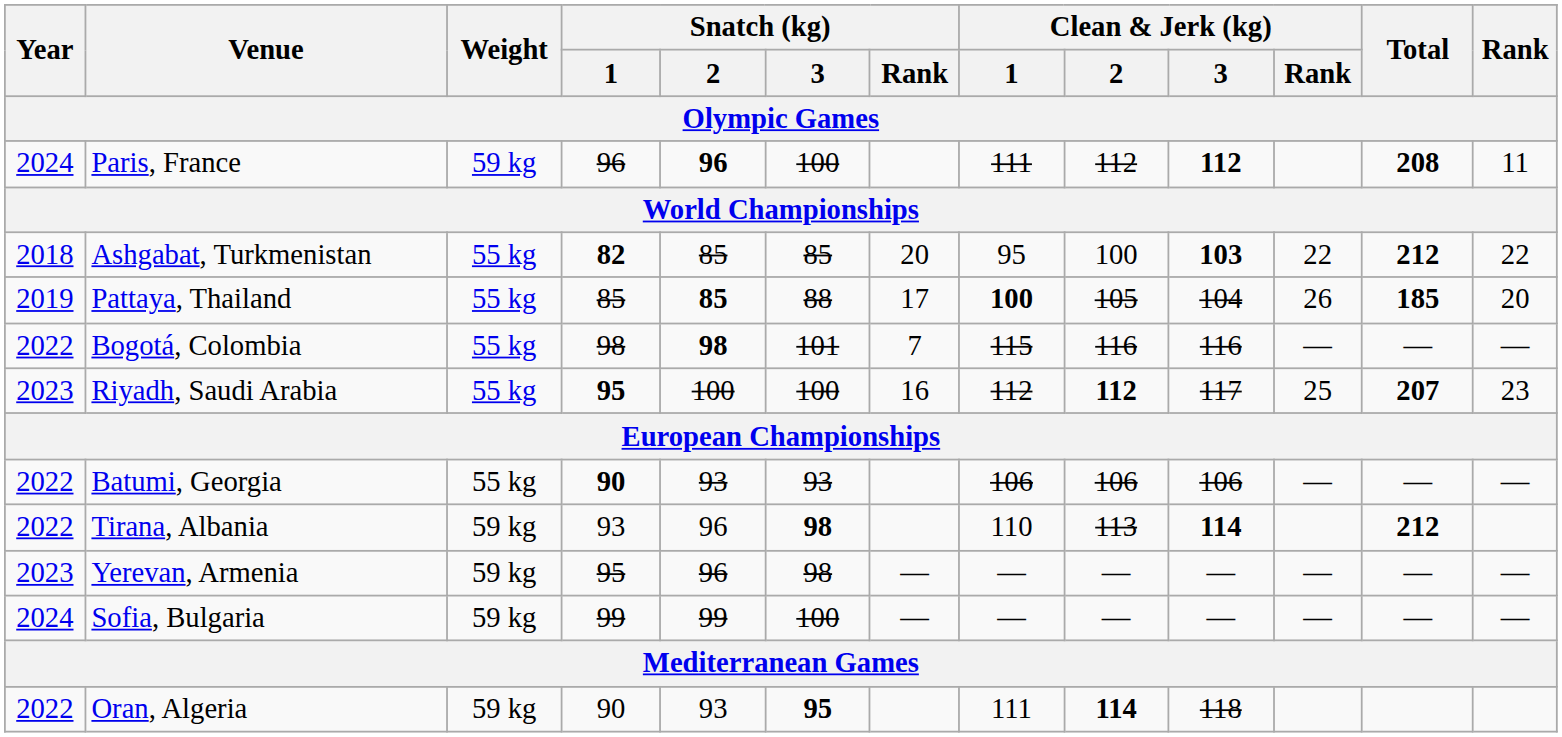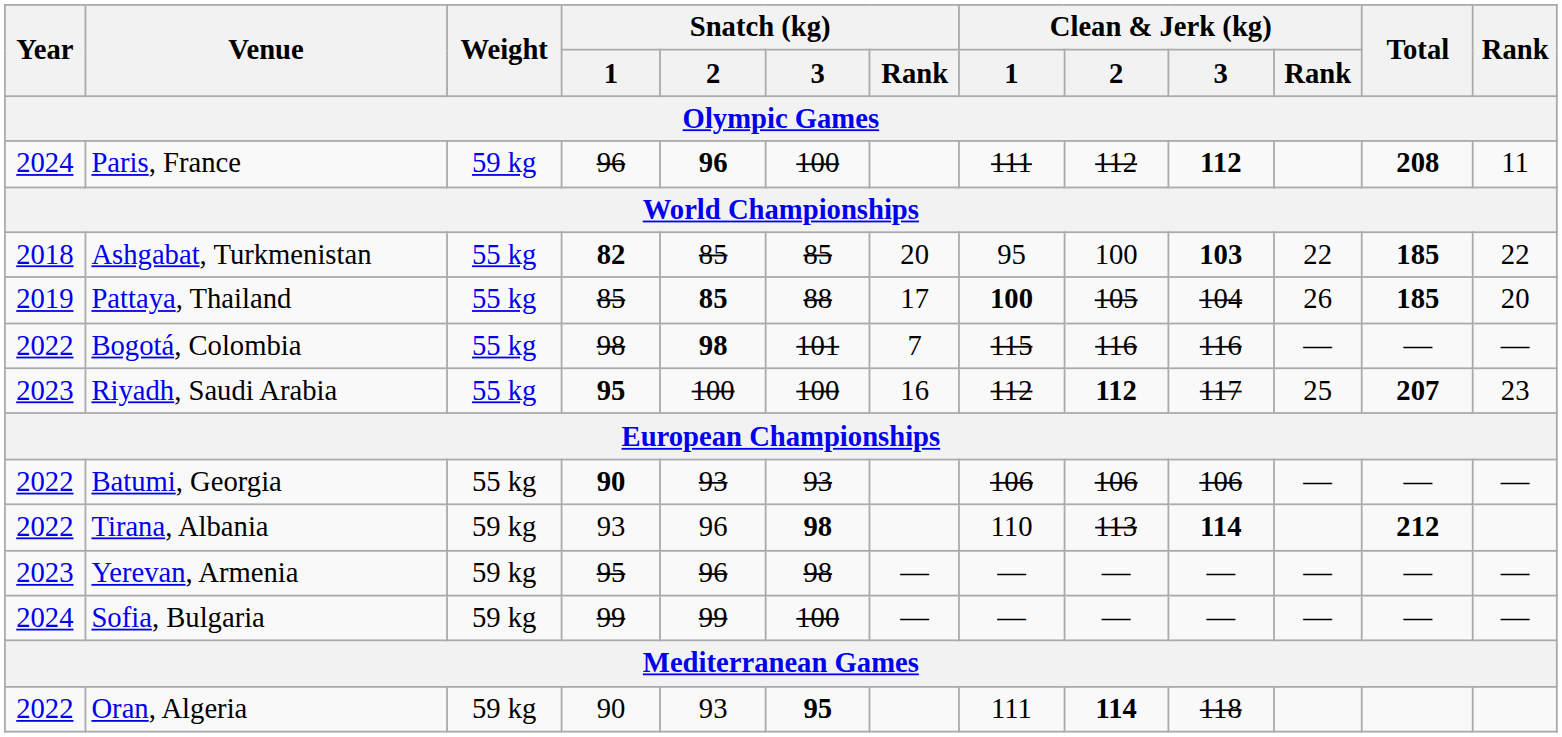(1418, 254) 212 -> (1418, 254) 185
